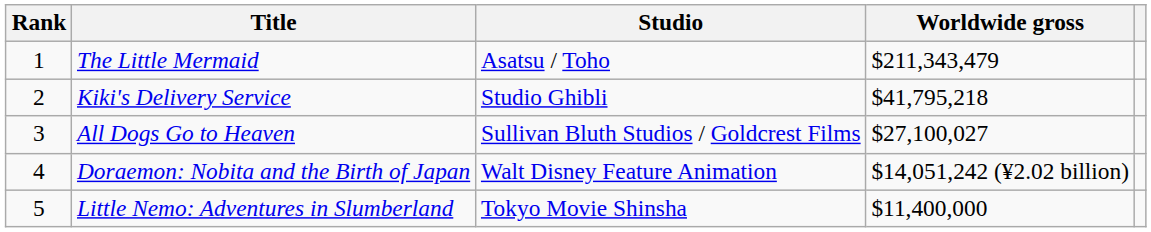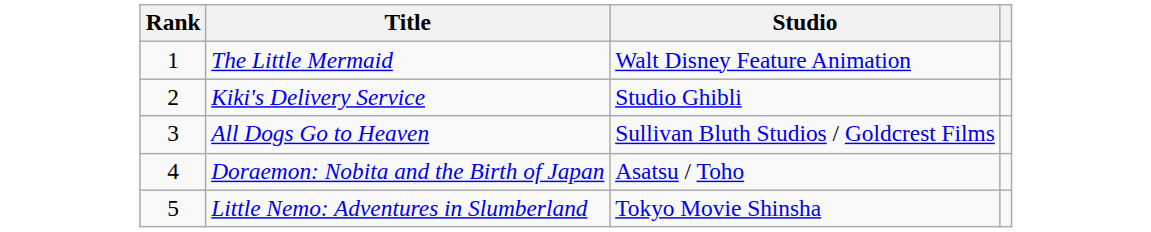- column: (1000, 23)
(545, 60) Asatsu / Toho -> (763, 60) Walt Disney Feature Animation
(629, 171) Walt Disney Feature Animation -> (680, 171) Asatsu / Toho
